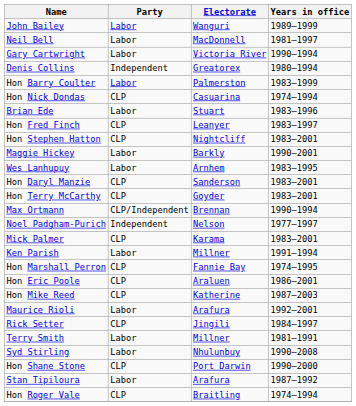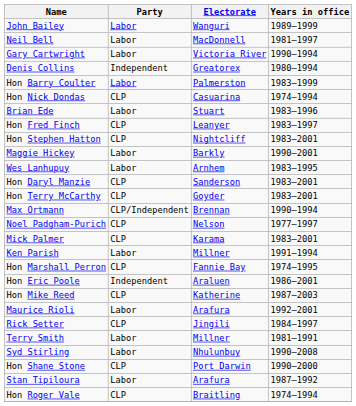(139, 224) Independent -> (118, 224) CLP
(118, 281) CLP -> (139, 281) Independent
